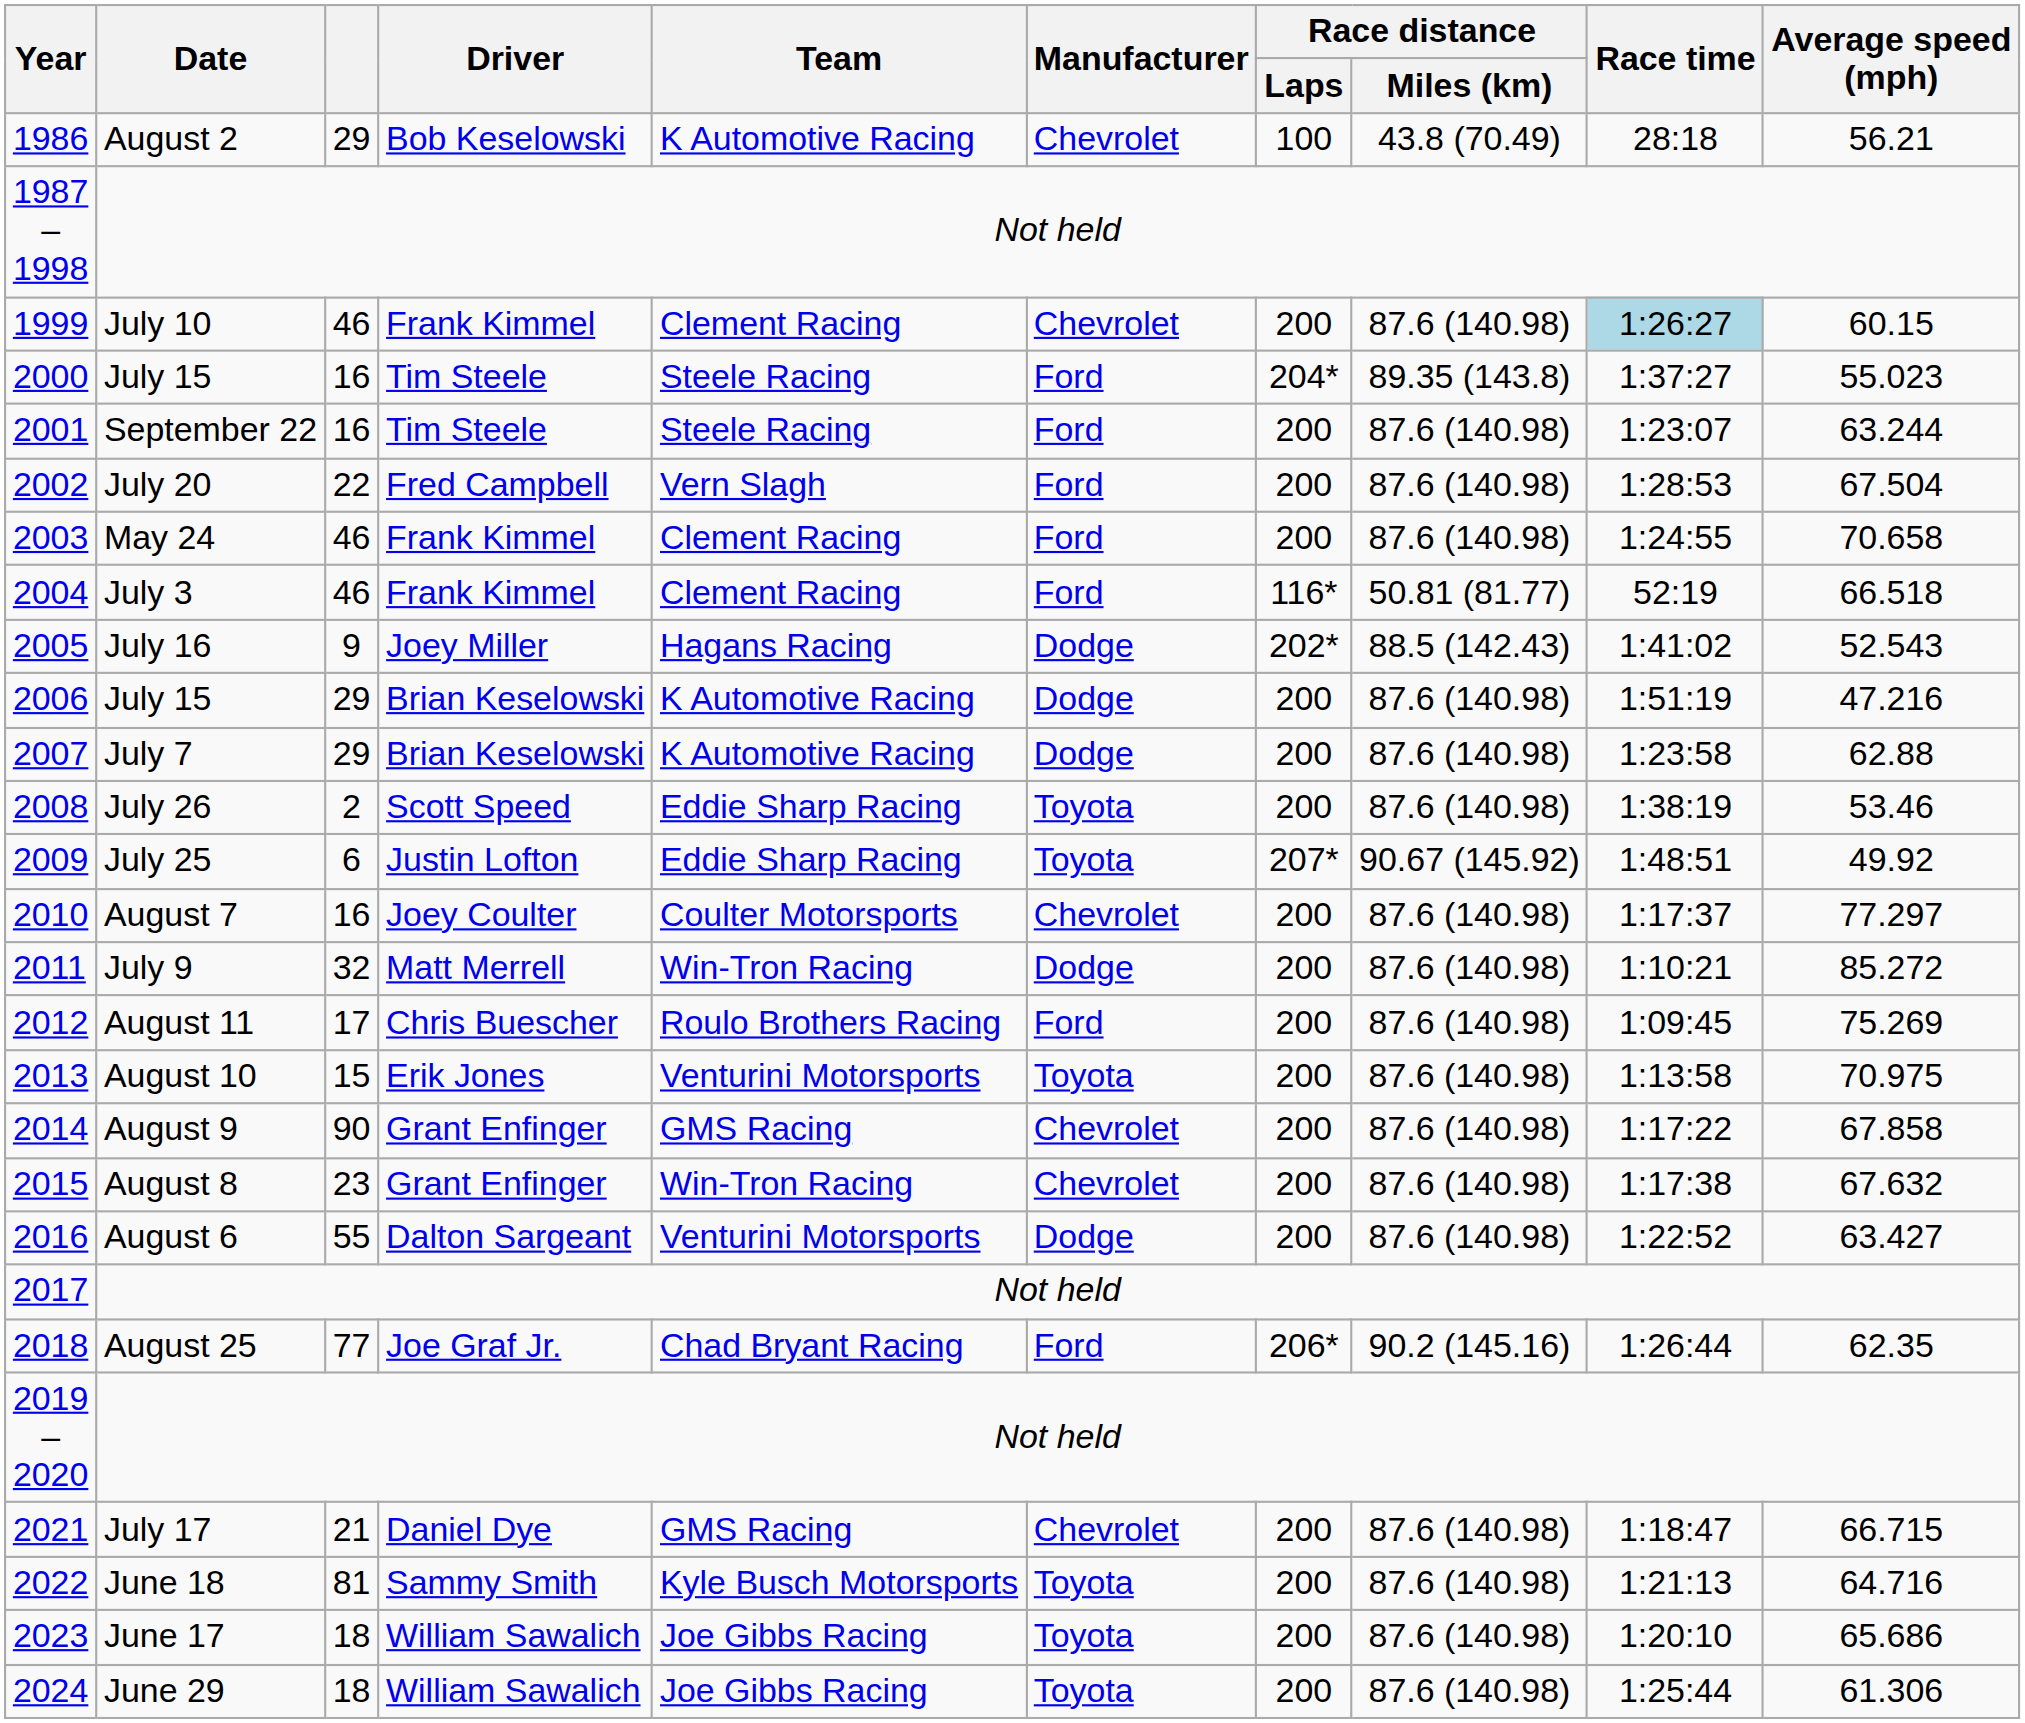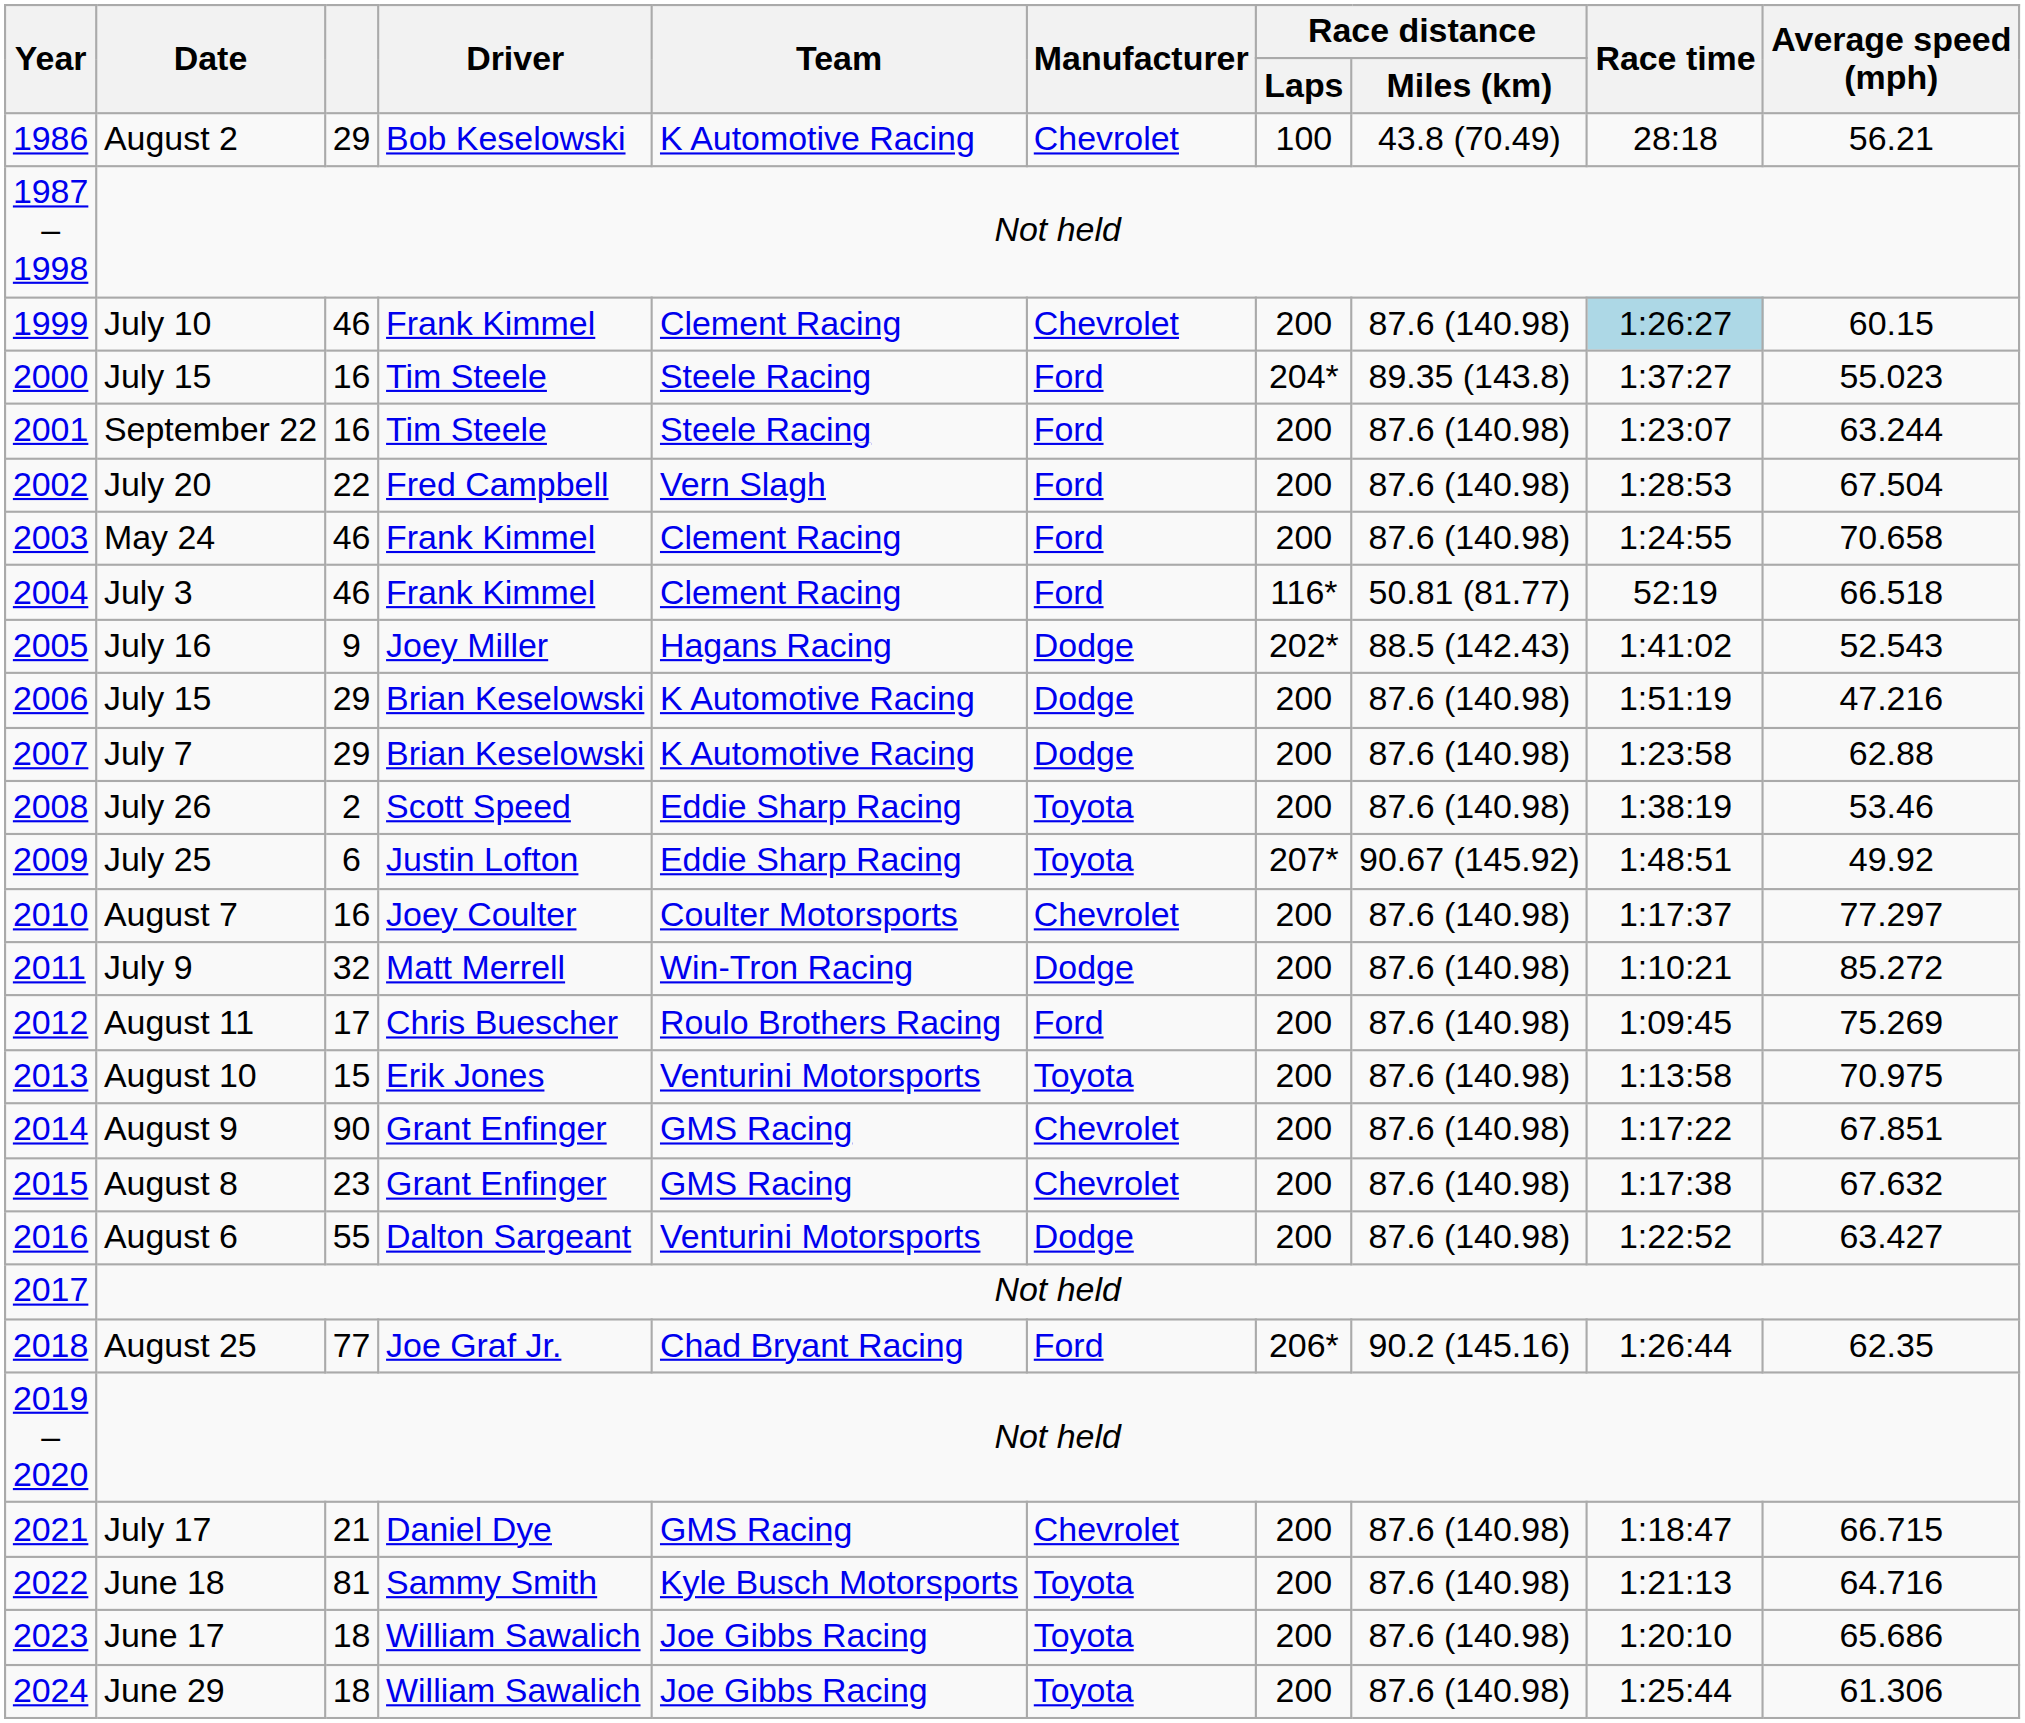(1891, 1129) 67.858 -> (1891, 1129) 67.851
(787, 1183) Win-Tron Racing -> (756, 1183) GMS Racing
